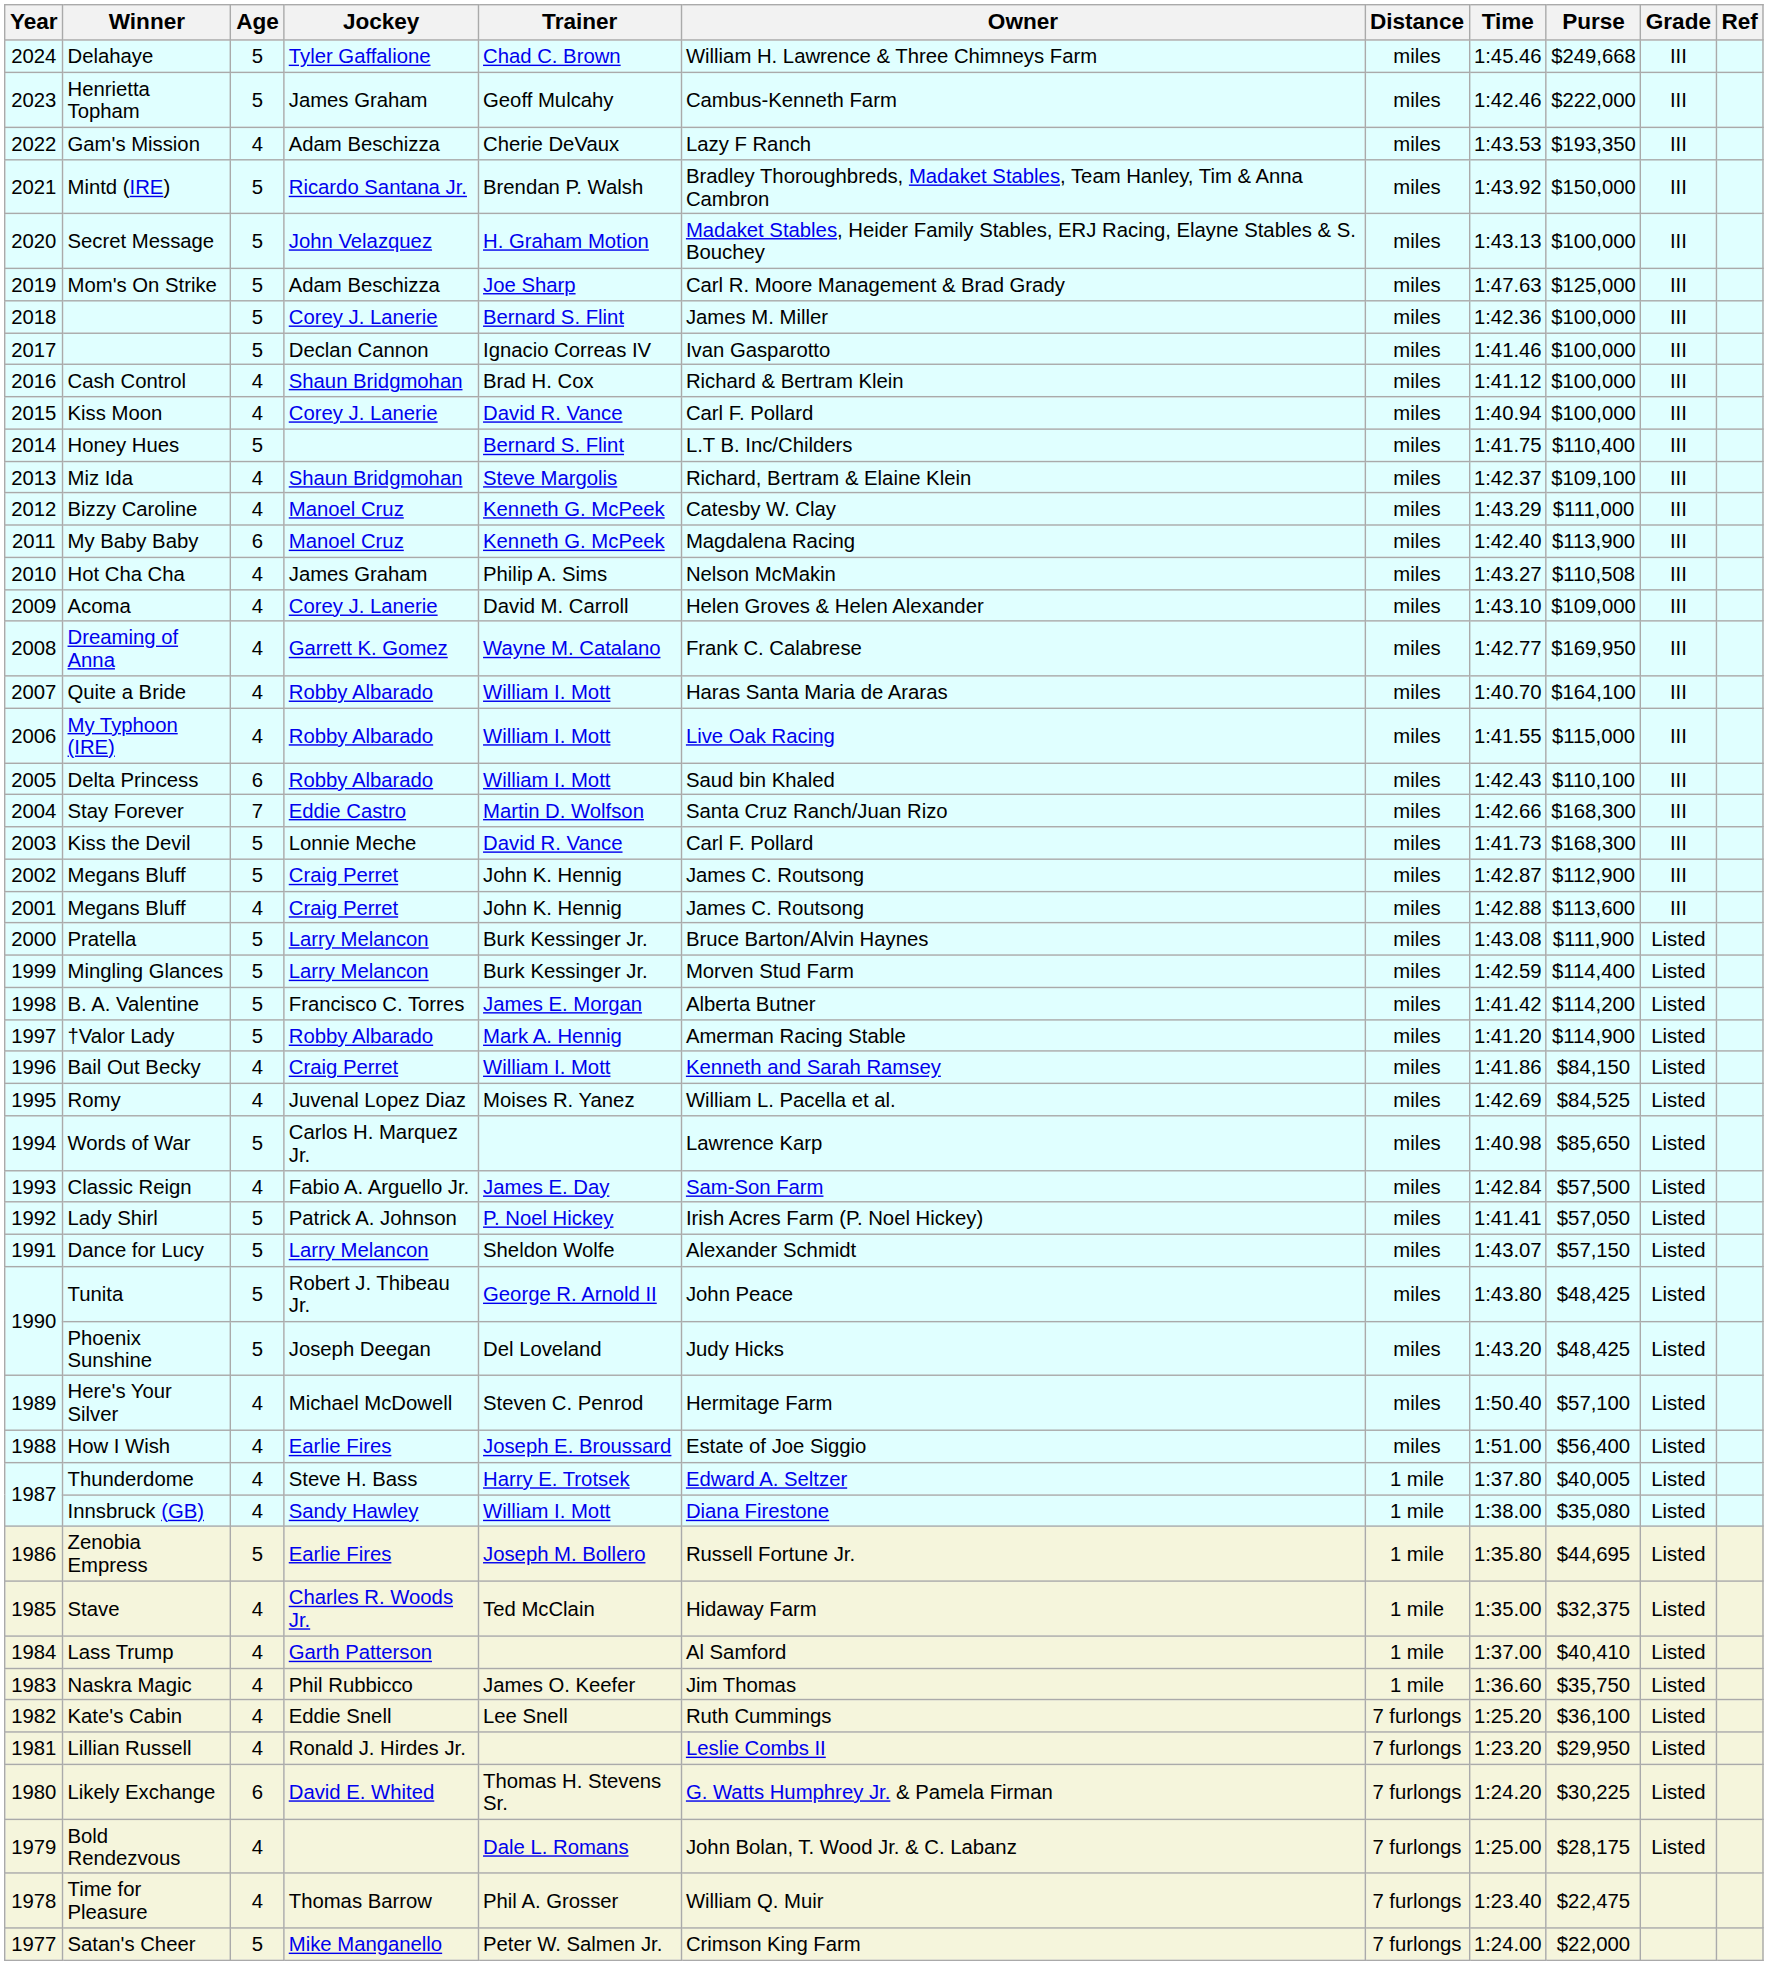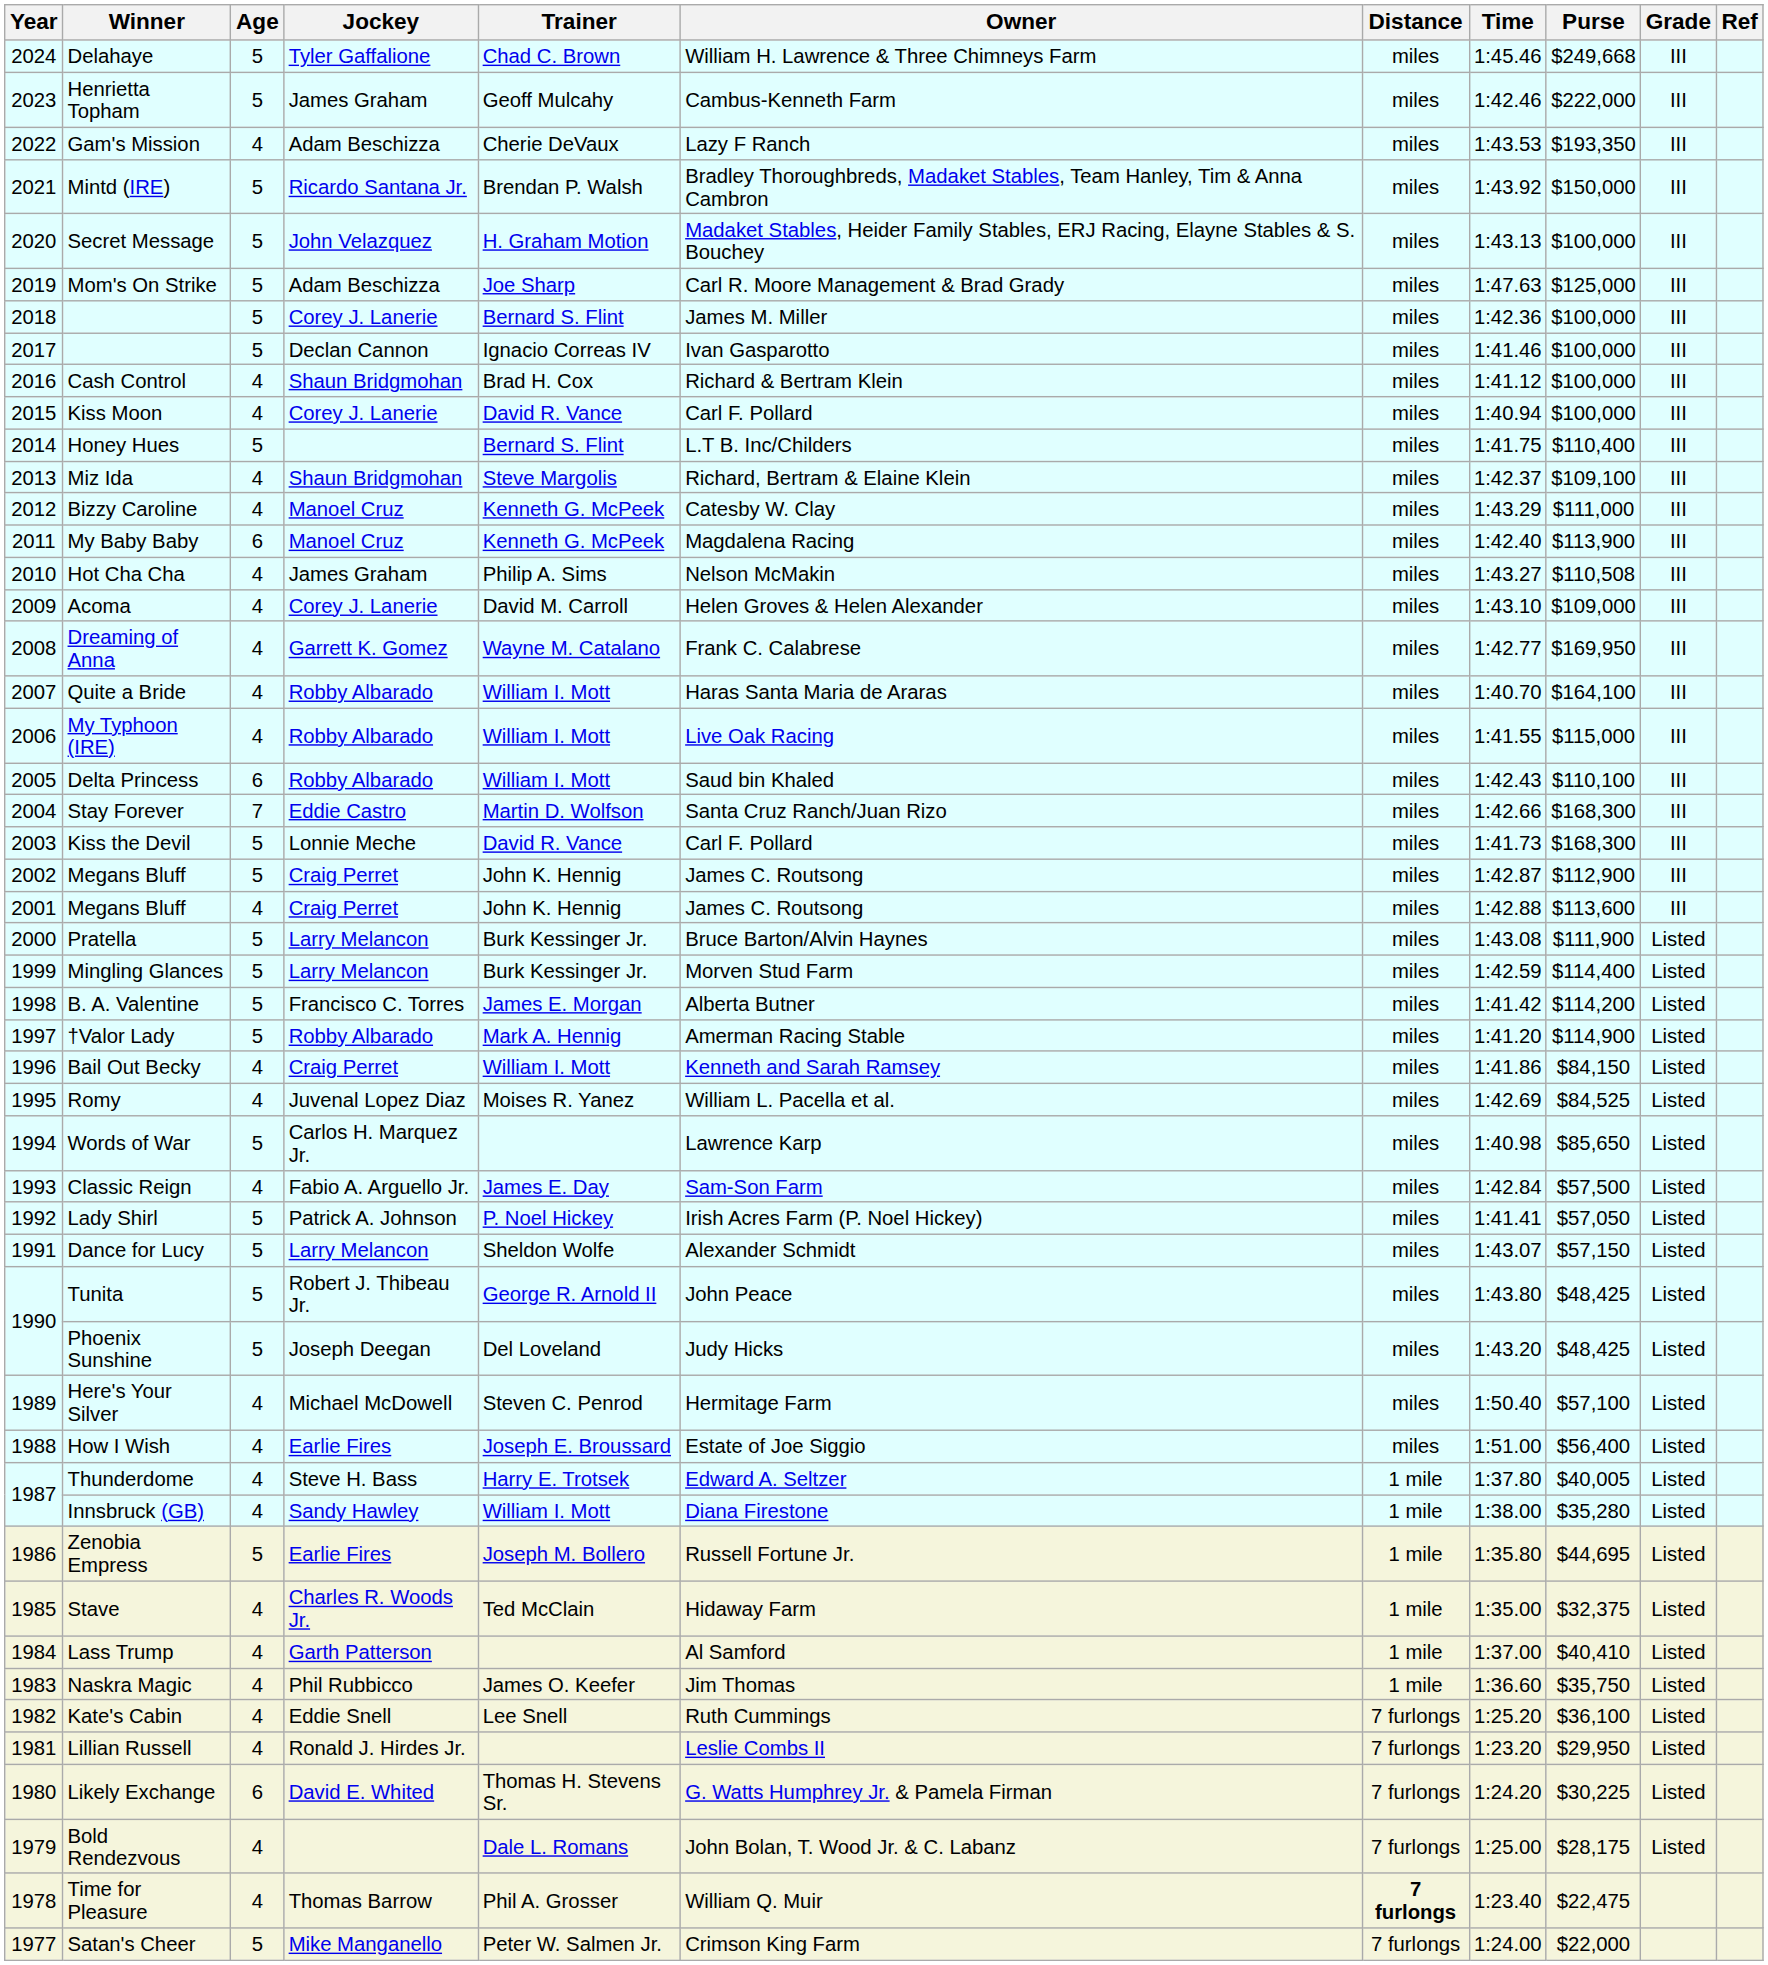(1593, 1511) $35,080 -> (1593, 1511) $35,280
(1417, 1901) normal -> (1416, 1901) bold
